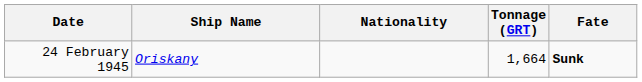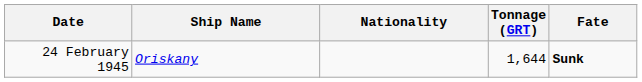(526, 59) 1,664 -> (526, 59) 1,644
